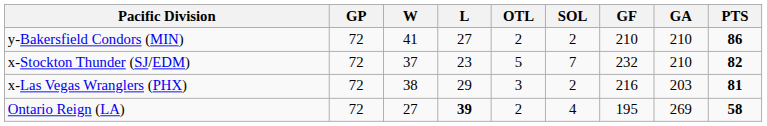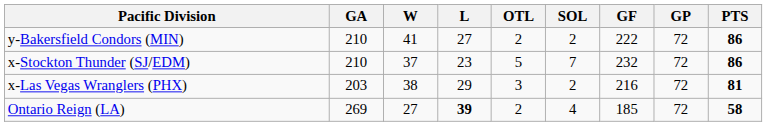columns swapped: (356, 16) <-> (681, 16)
(627, 39) 210 -> (627, 39) 222
(735, 62) 82 -> (735, 62) 86
(627, 109) 195 -> (627, 109) 185
